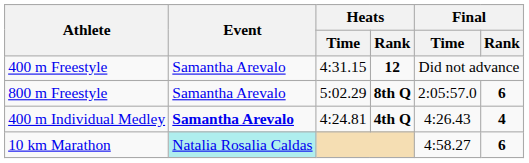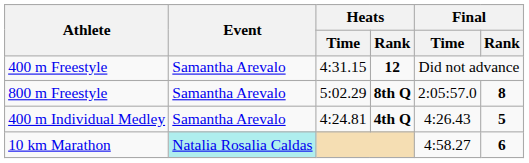(502, 93) 6 -> (502, 93) 8
(233, 119) bold -> (229, 119) normal
(502, 119) 4 -> (502, 119) 5
